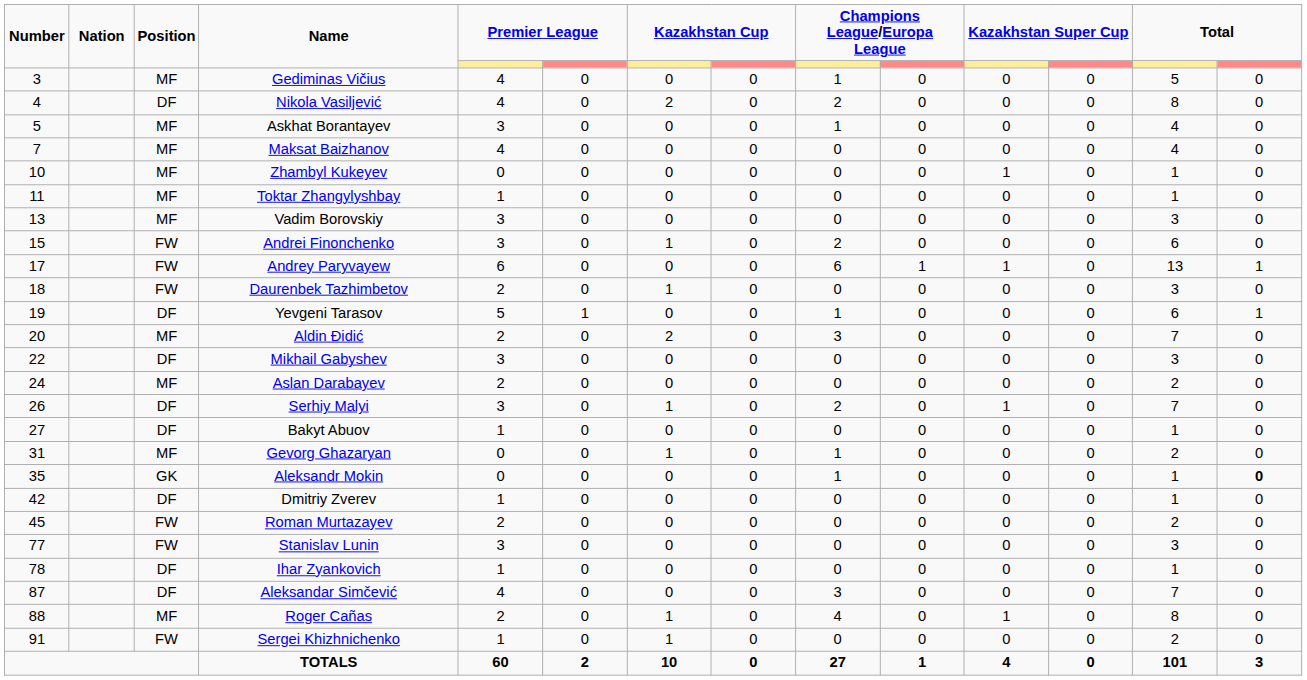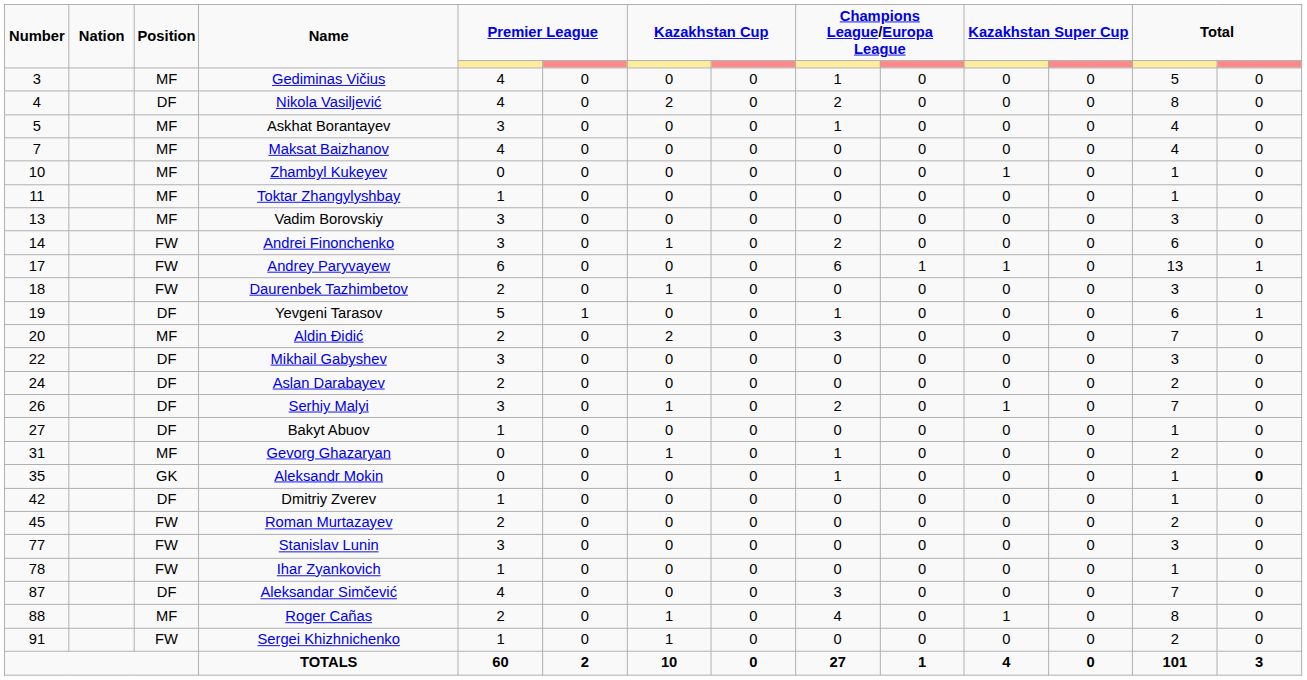(37, 242) 15 -> (37, 242) 14
(167, 382) MF -> (167, 382) DF
(167, 569) DF -> (167, 569) FW
